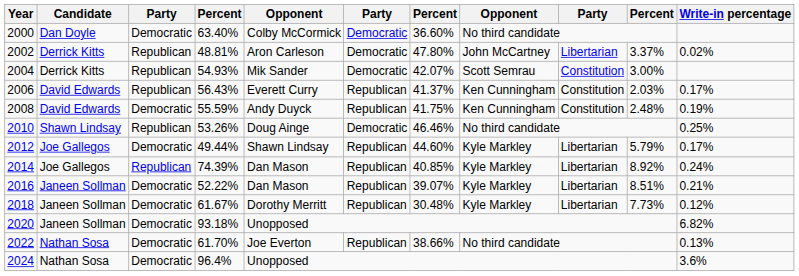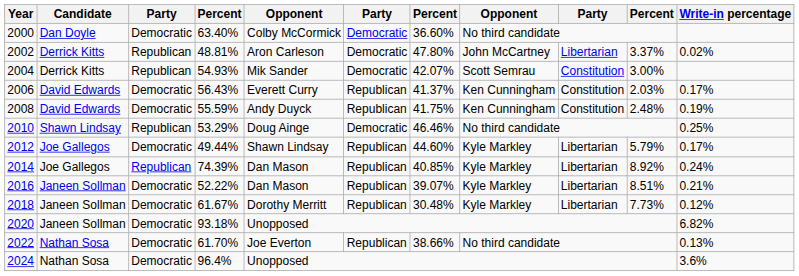(161, 90) Republican -> (162, 90) Democratic
(218, 128) 53.26% -> (218, 128) 53.29%
